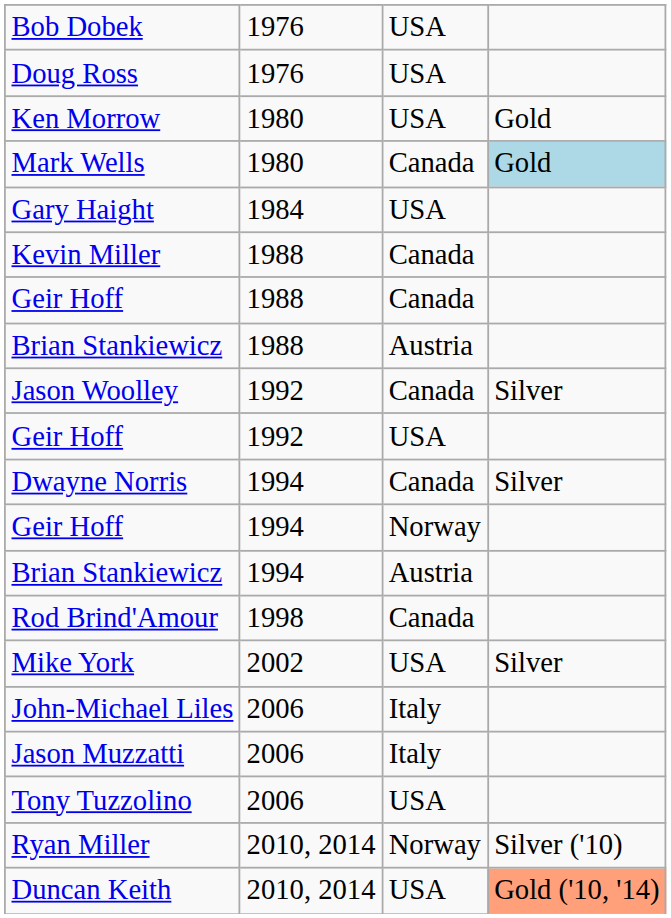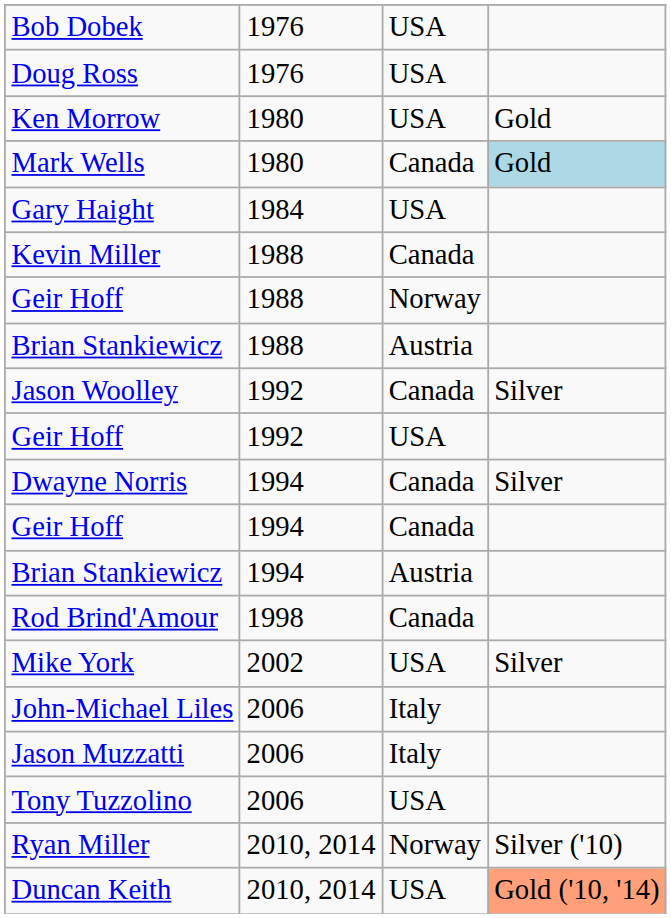(432, 299) Canada -> (435, 299) Norway
(435, 526) Norway -> (432, 526) Canada
